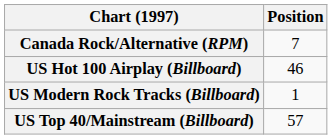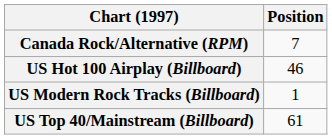(295, 120) 57 -> (295, 120) 61
